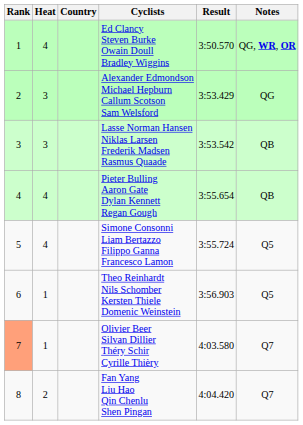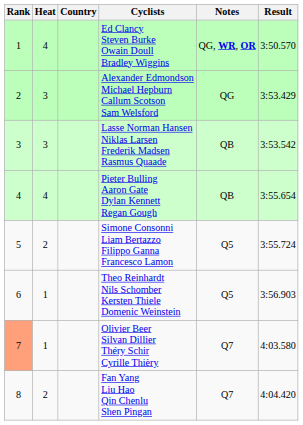columns swapped: (216, 12) <-> (267, 12)
(45, 245) 4 -> (45, 245) 2
